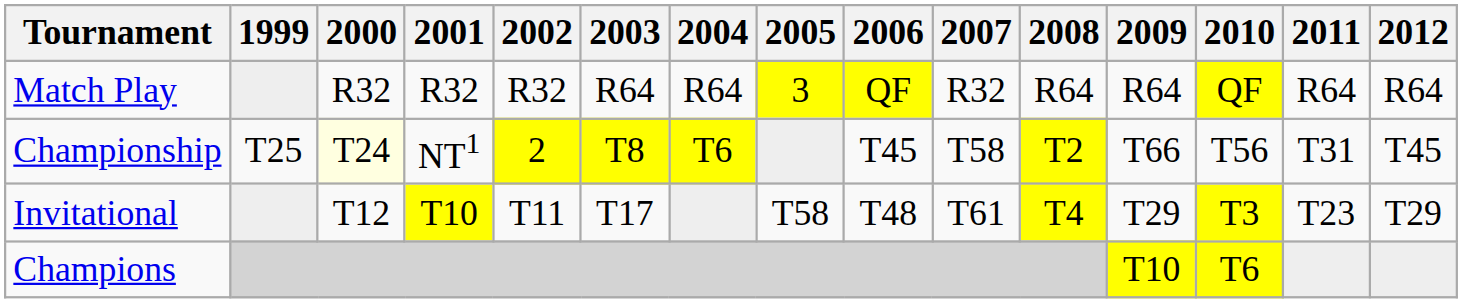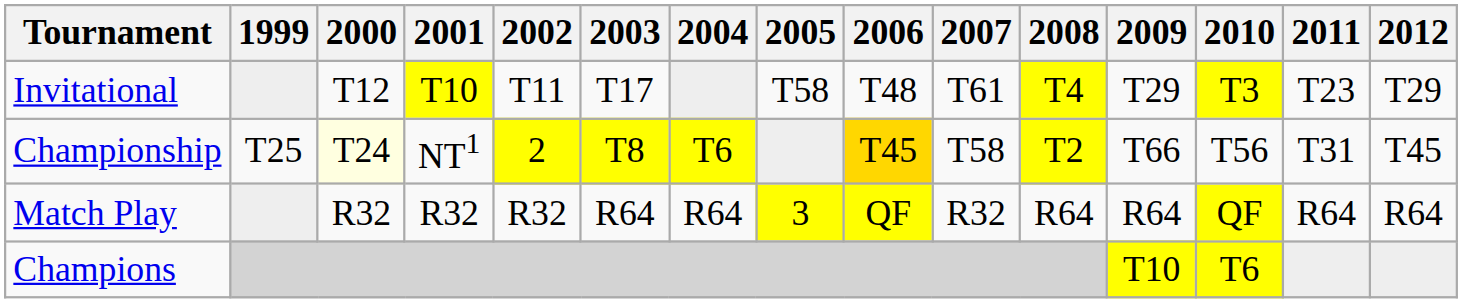rows swapped: (95, 89) <-> (96, 212)
(888, 150) no background -> (888, 150) gold background
